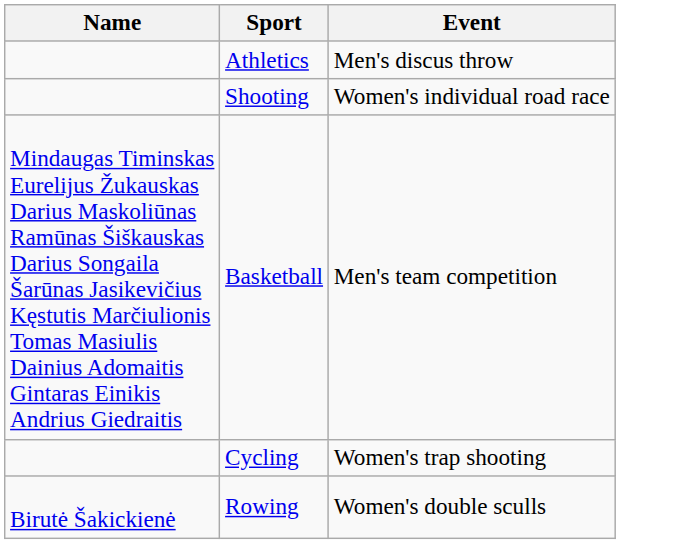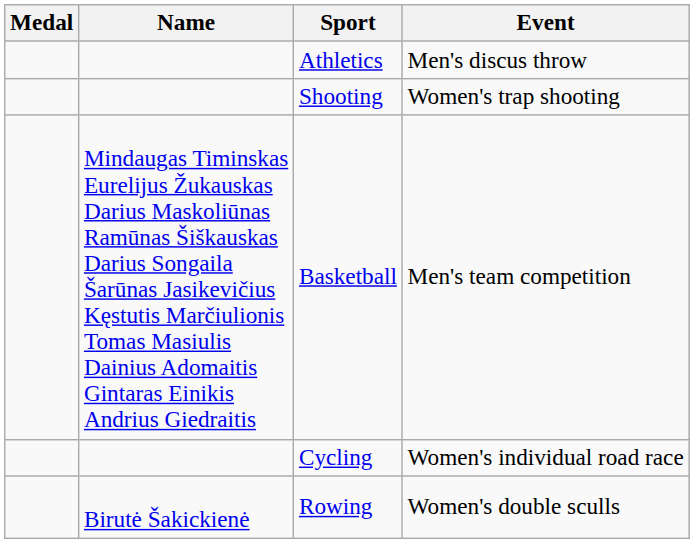+ column: (42, 22)
(472, 96) Women's individual road race -> (514, 96) Women's trap shooting
(440, 457) Women's trap shooting -> (546, 457) Women's individual road race
